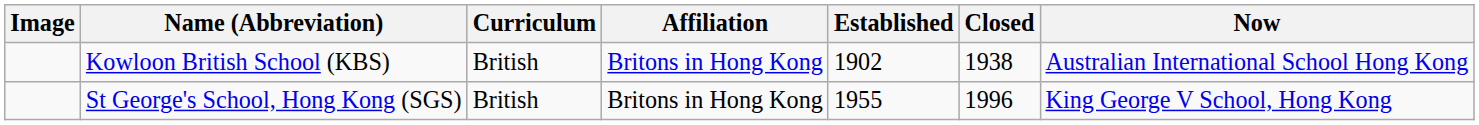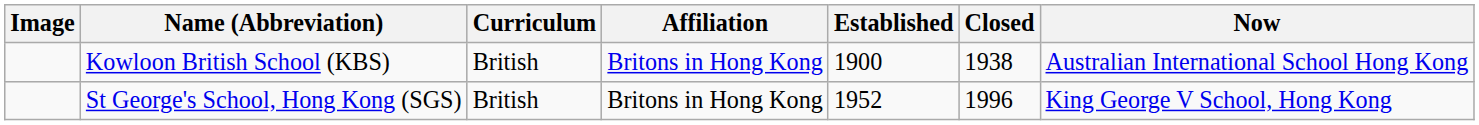(858, 61) 1902 -> (858, 61) 1900
(858, 100) 1955 -> (858, 100) 1952
